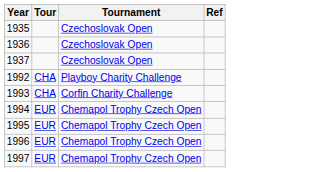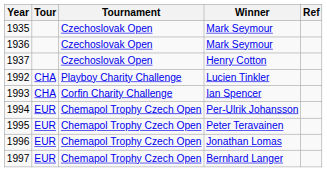+ column: (252, 12)
